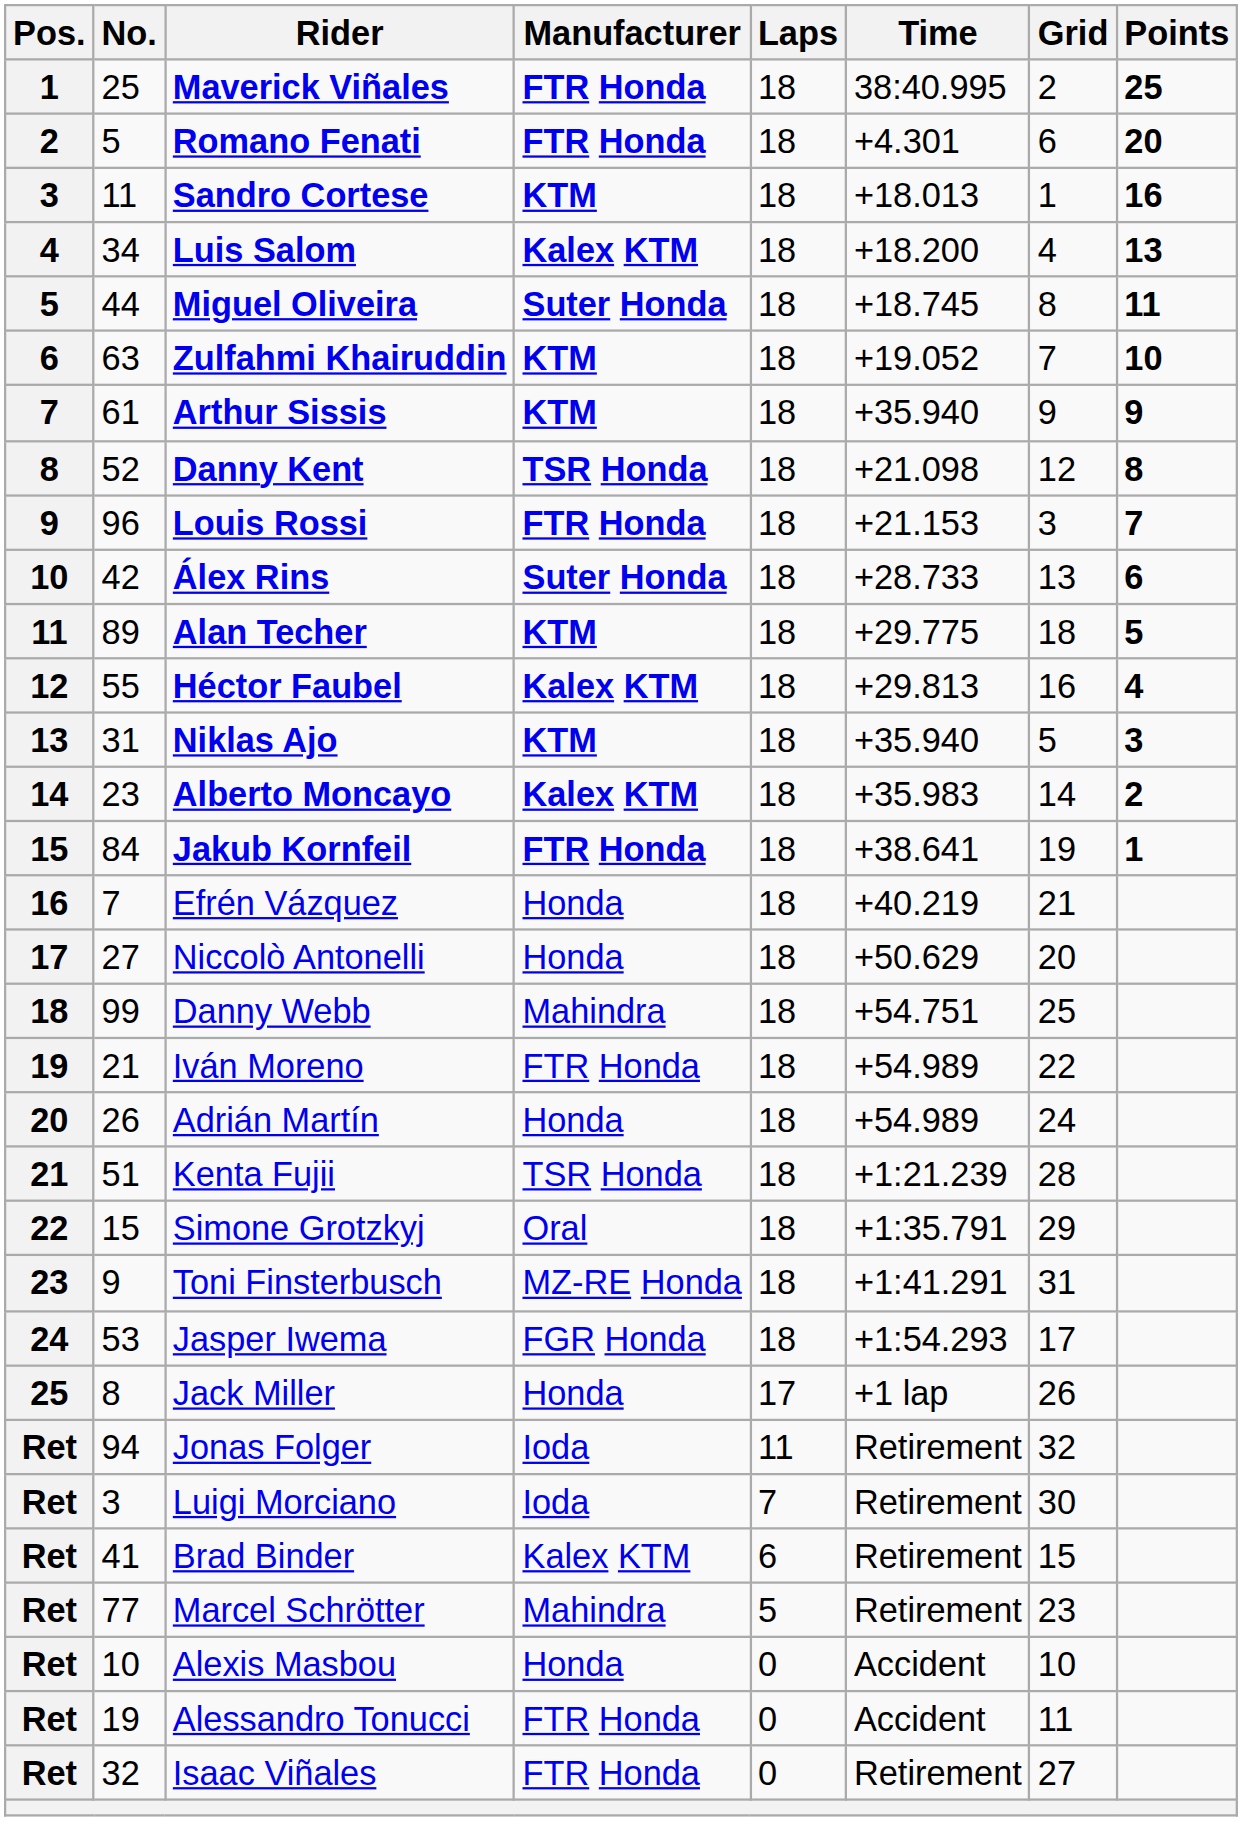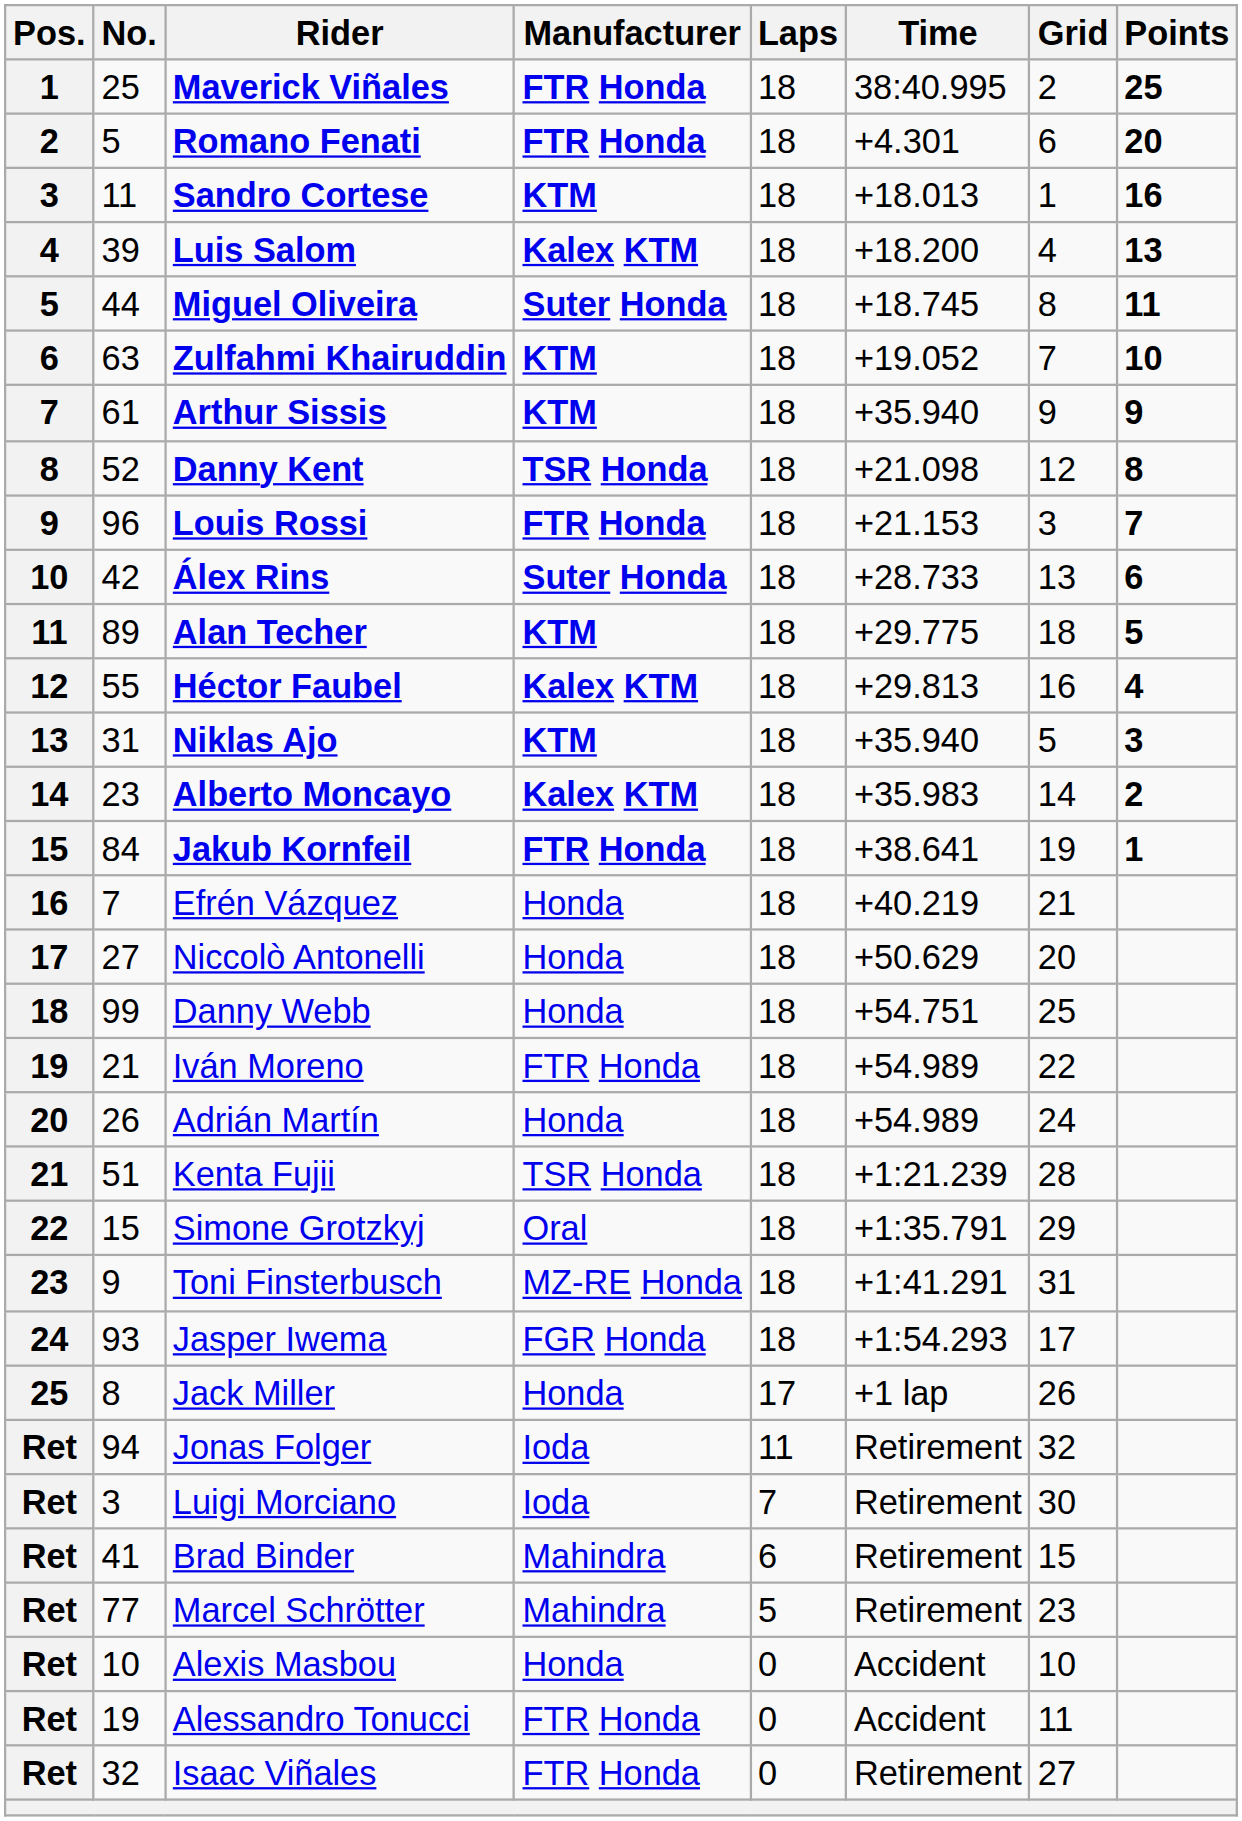(121, 250) 34 -> (121, 250) 39
(594, 1011) Mahindra -> (573, 1011) Honda
(121, 1338) 53 -> (121, 1338) 93
(606, 1555) Kalex KTM -> (594, 1555) Mahindra
